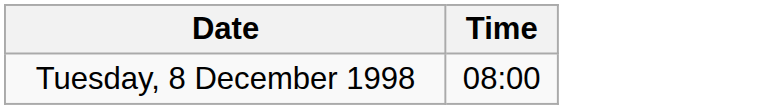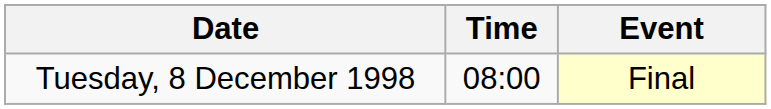+ column: (662, 29)
